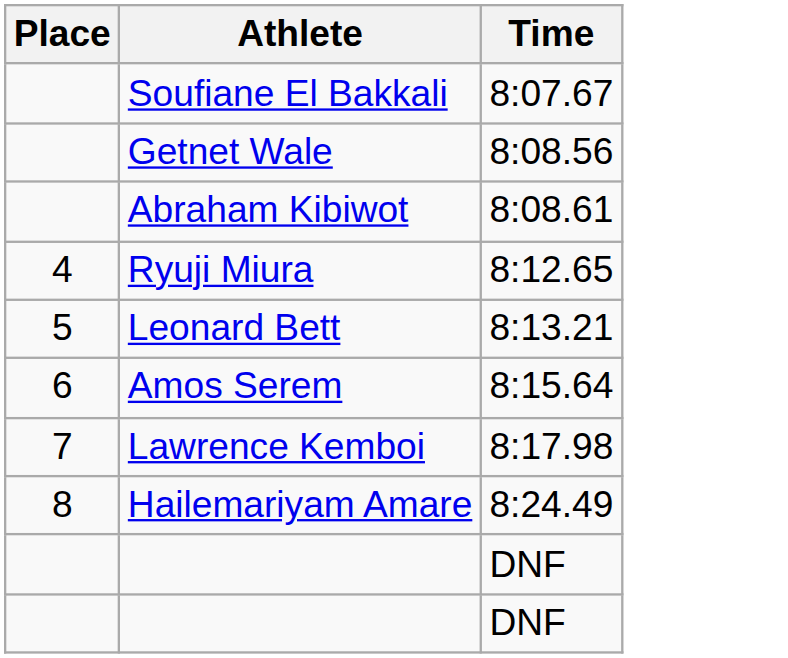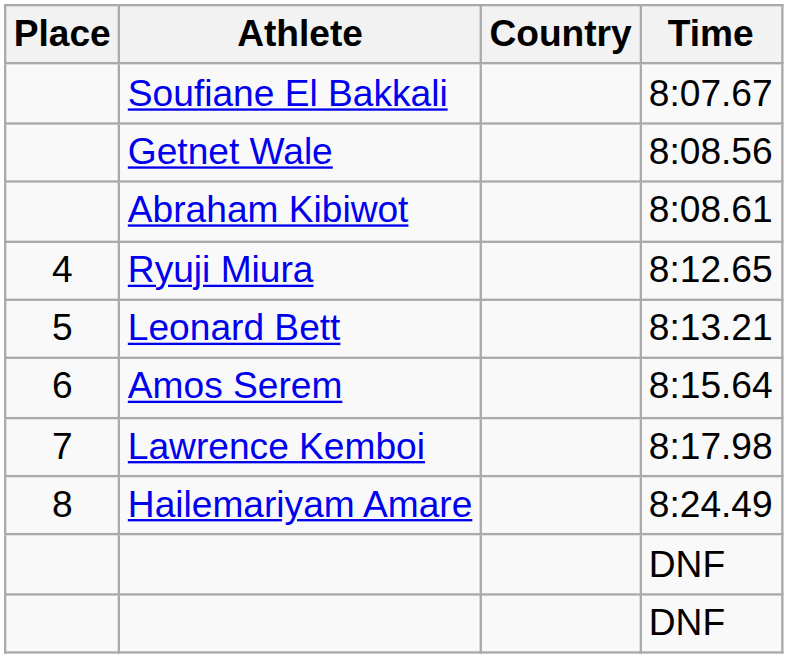+ column: (561, 33)
